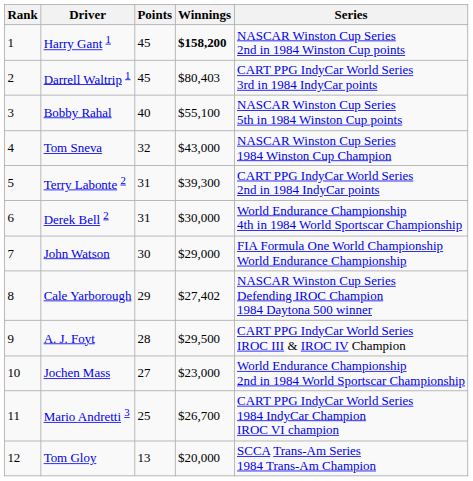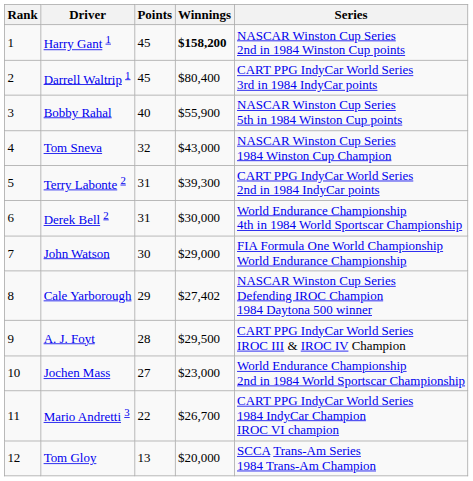(199, 77) $80,403 -> (199, 77) $80,400
(199, 112) $55,100 -> (199, 112) $55,900
(144, 415) 25 -> (144, 415) 22
